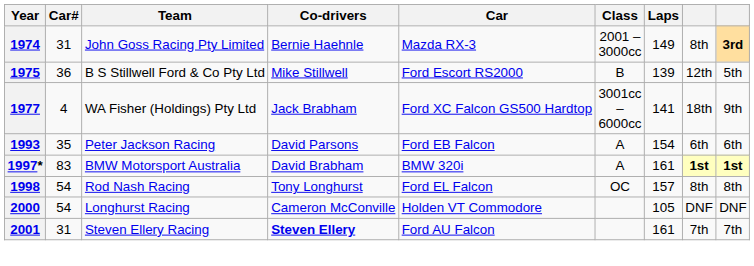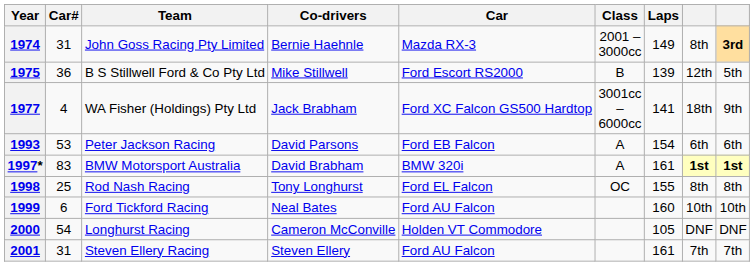(64, 145) 35 -> (64, 145) 53
(64, 187) 54 -> (64, 187) 25
(663, 187) 157 -> (663, 187) 155
+ row: (25, 208)
(313, 229) bold -> (311, 250) normal
